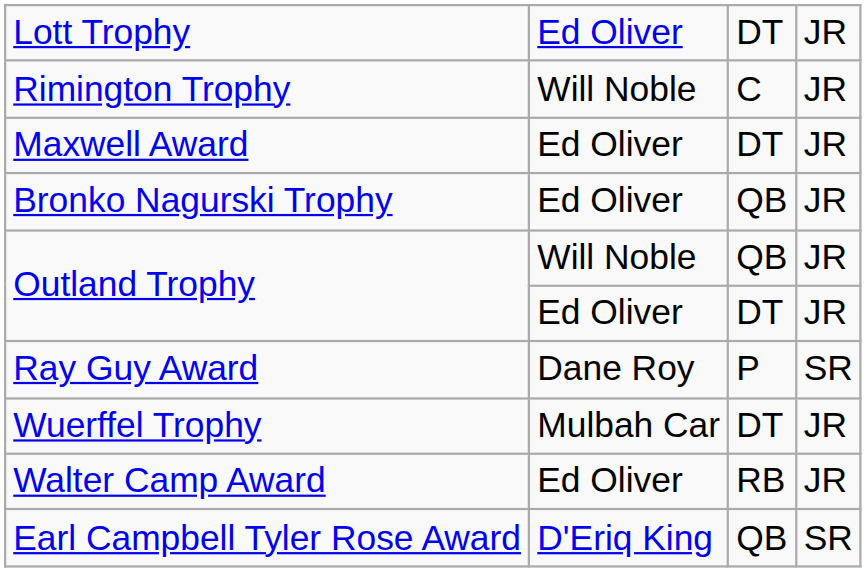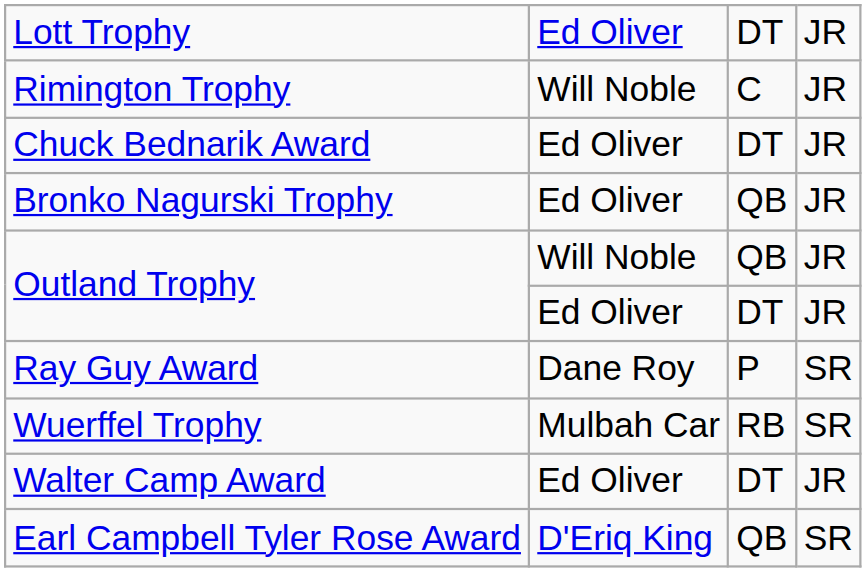+ row: (192, 144)
- row: (131, 144)
(760, 425) DT -> (761, 425) RB
(825, 425) JR -> (828, 425) SR
(761, 481) RB -> (760, 481) DT
